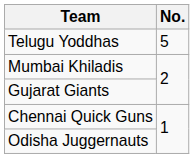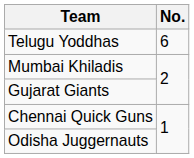(164, 41) 5 -> (164, 41) 6
